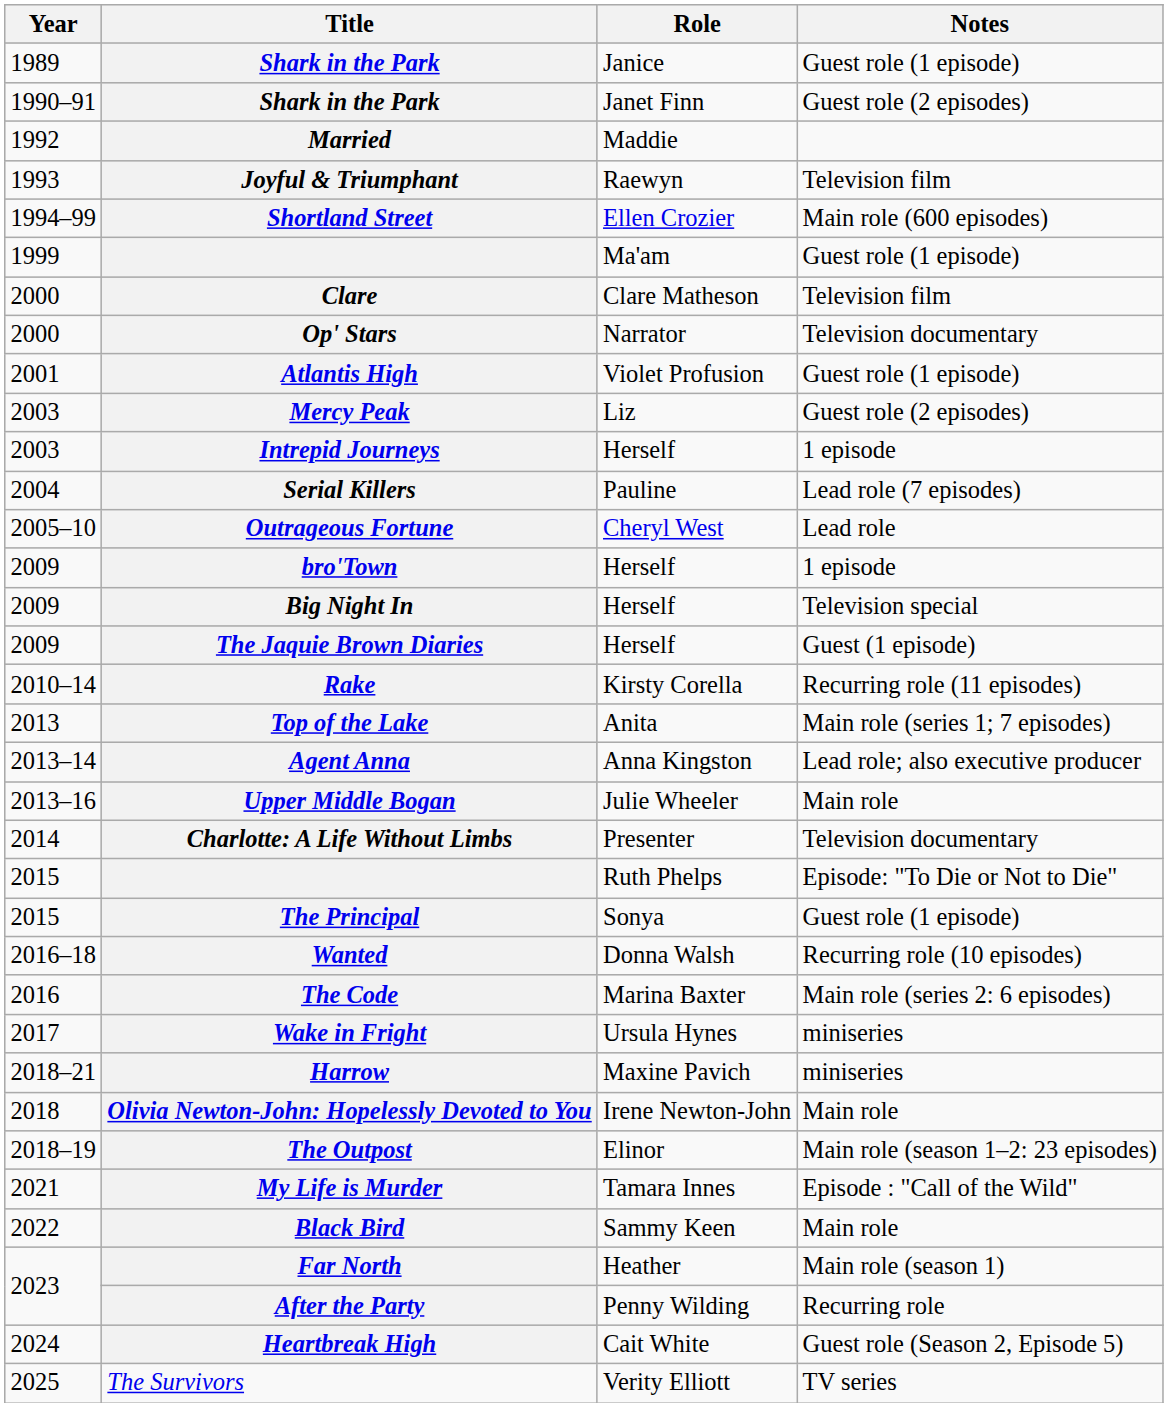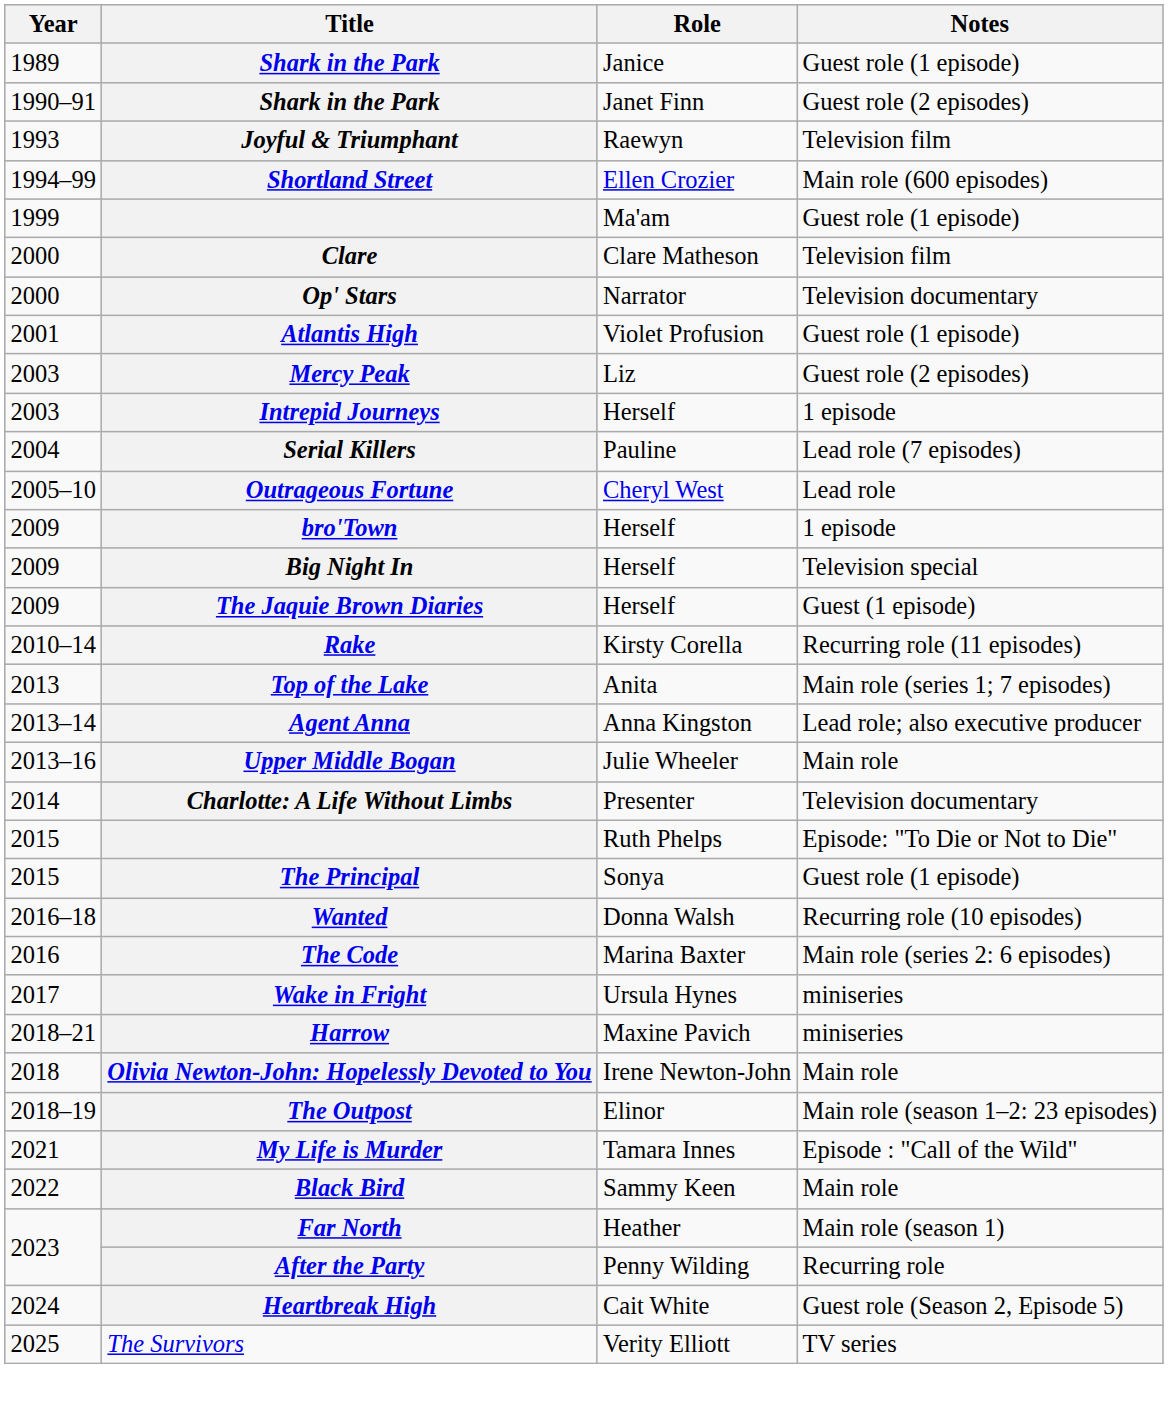- row: (350, 140)
